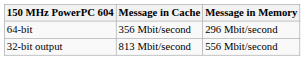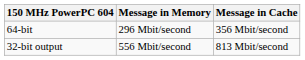columns swapped: (251, 13) <-> (159, 13)
